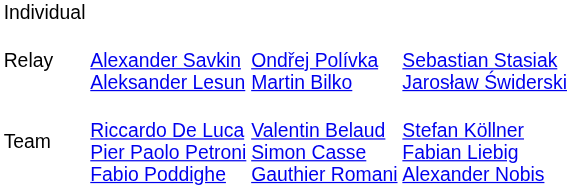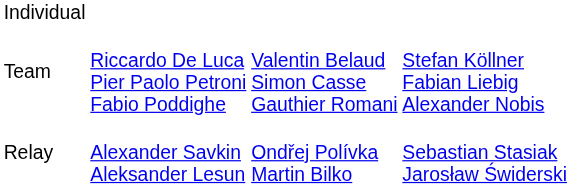rows swapped: (27, 141) <-> (28, 60)
